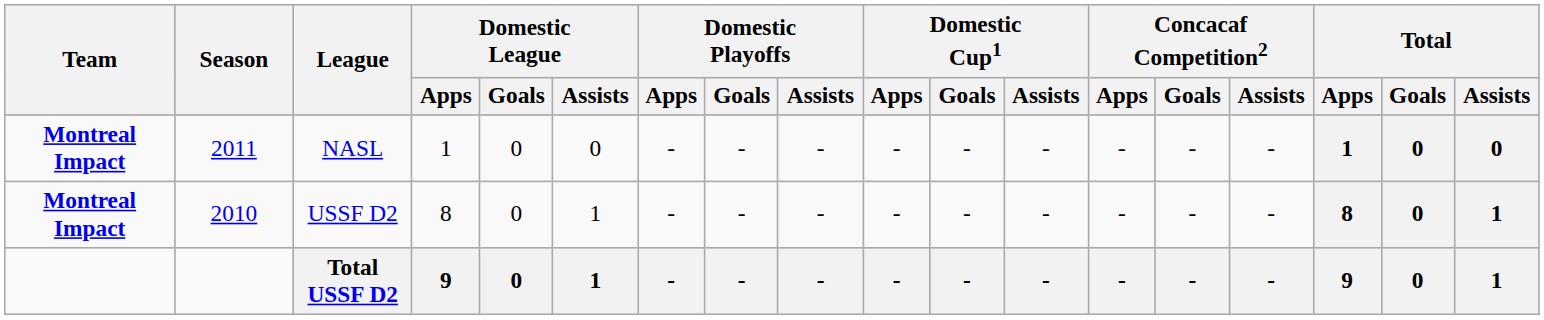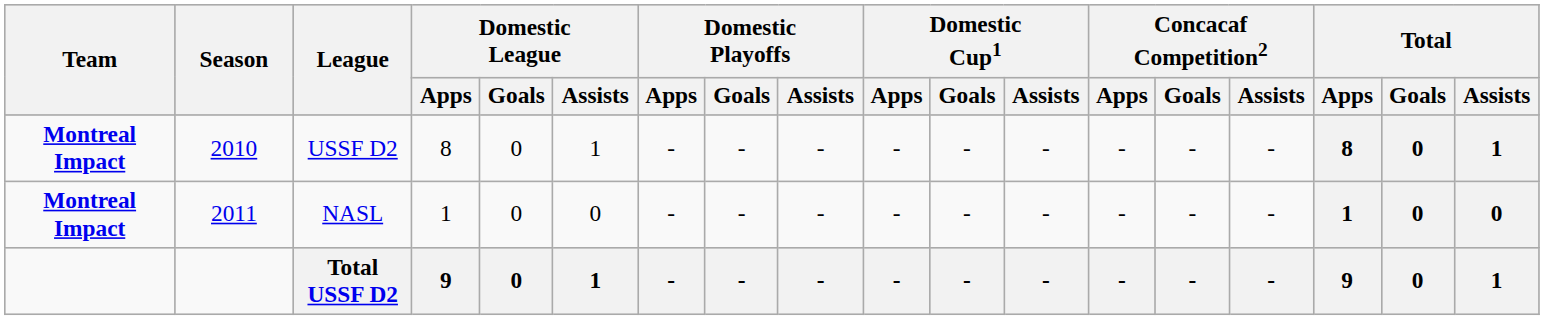rows swapped: (353, 214) <-> (353, 148)
